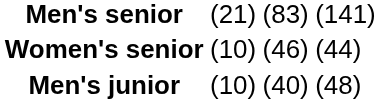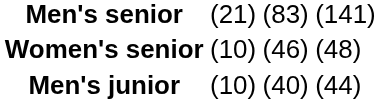(338, 49) (44) -> (338, 49) (48)
(338, 85) (48) -> (338, 85) (44)
